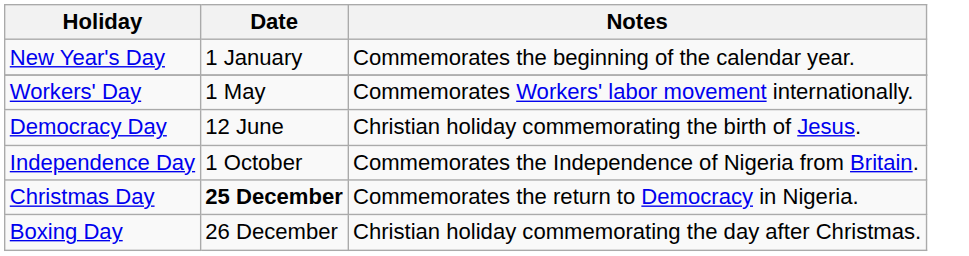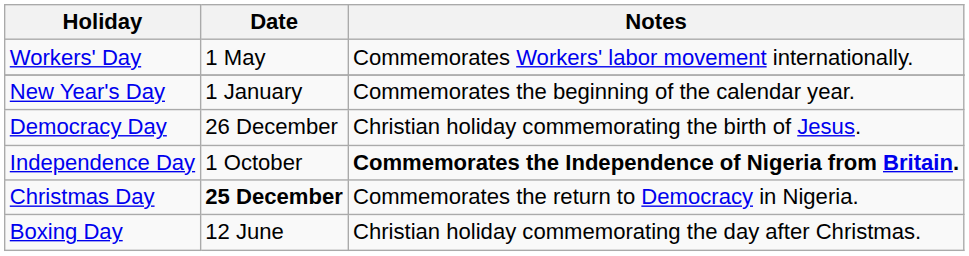rows swapped: (87, 57) <-> (75, 92)
(245, 127) 12 June -> (272, 127) 26 December
(636, 162) normal -> (656, 162) bold
(272, 232) 26 December -> (245, 232) 12 June
